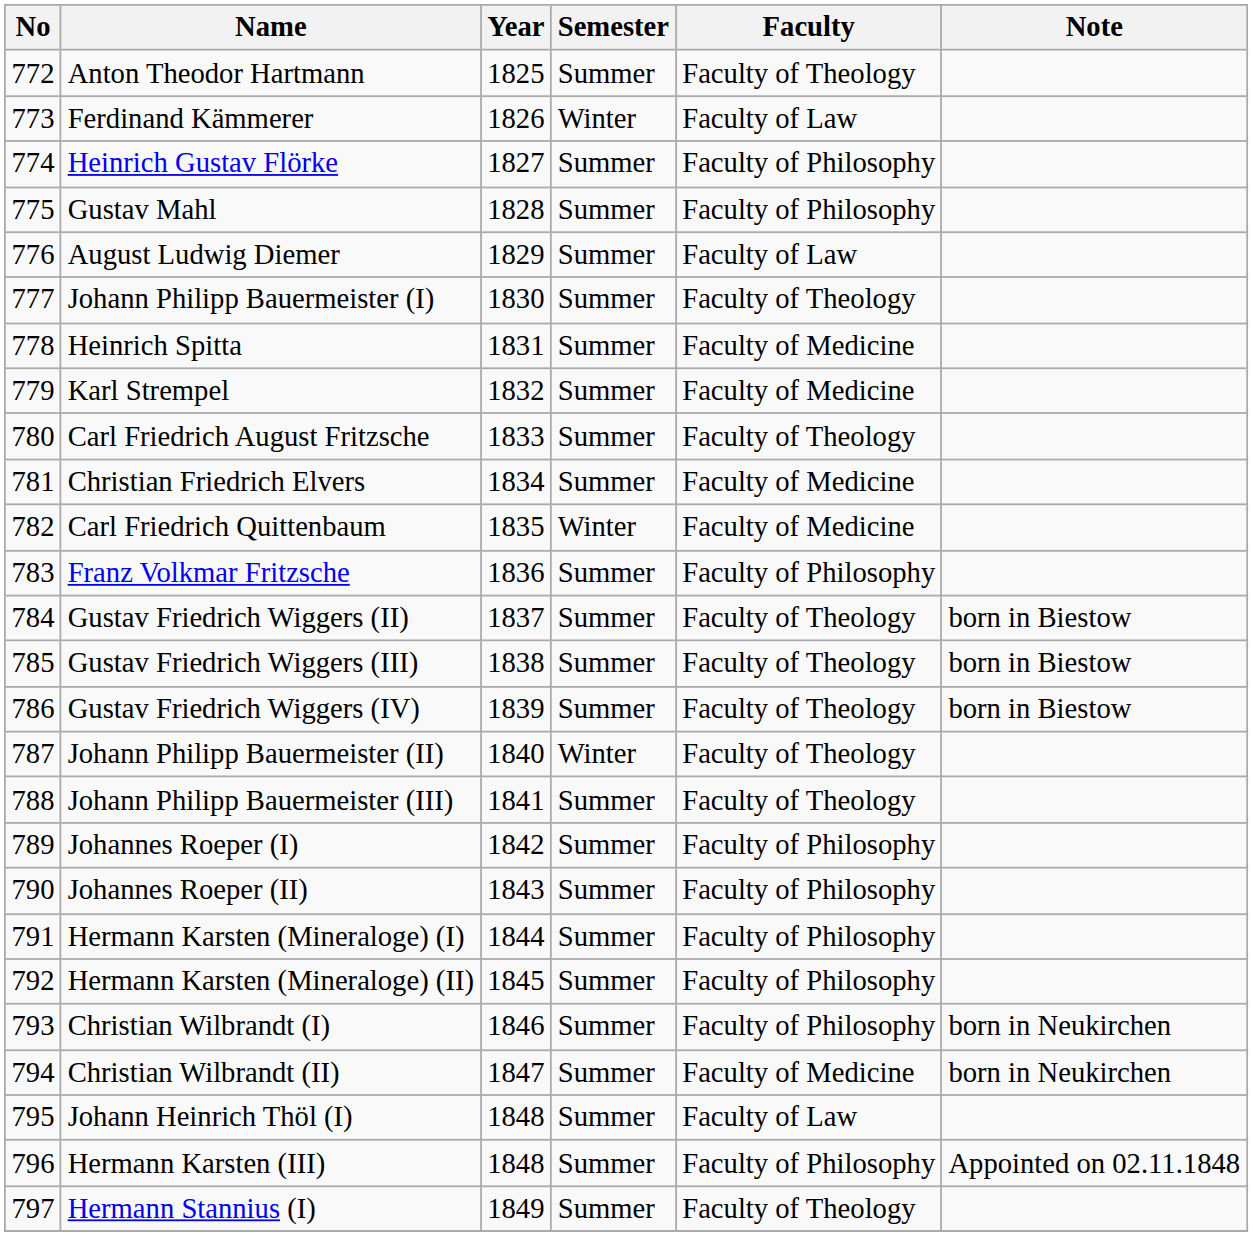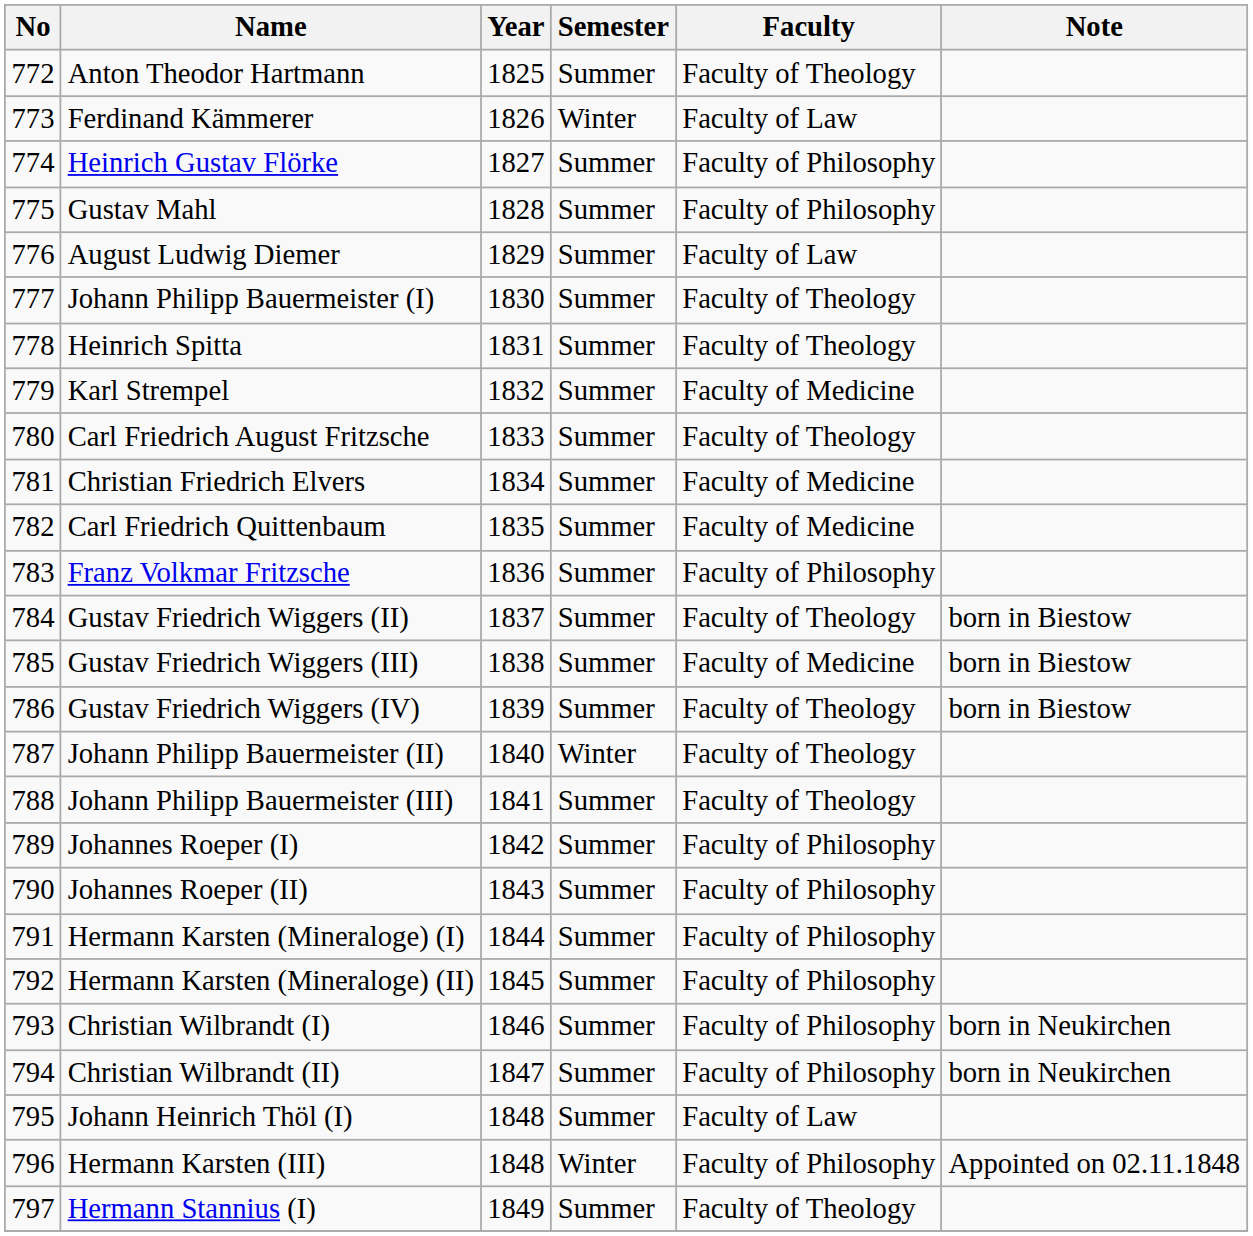(798, 345) Faculty of Medicine -> (799, 345) Faculty of Theology
(597, 526) Winter -> (606, 526) Summer
(799, 663) Faculty of Theology -> (798, 663) Faculty of Medicine
(798, 1071) Faculty of Medicine -> (809, 1071) Faculty of Philosophy
(606, 1162) Summer -> (597, 1162) Winter
